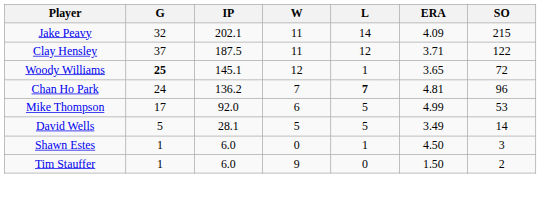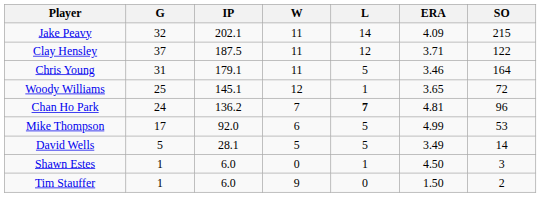+ row: (65, 70)
(160, 70) bold -> (160, 88) normal
